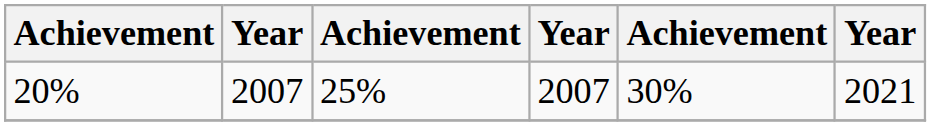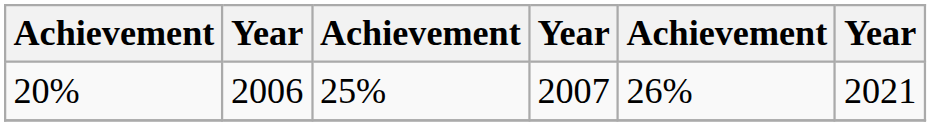(267, 90) 2007 -> (267, 90) 2006
(660, 90) 30% -> (660, 90) 26%
